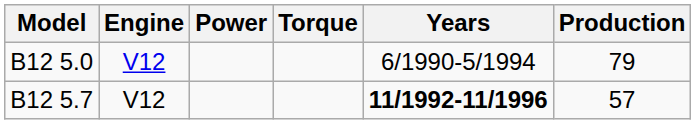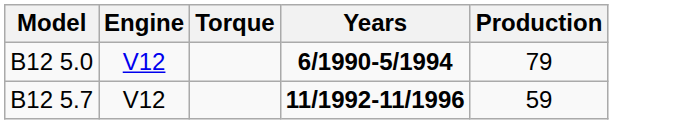- column: (231, 23)
(458, 61) normal -> (375, 61) bold
(622, 99) 57 -> (539, 99) 59
